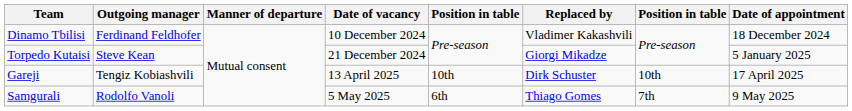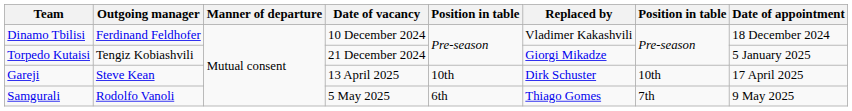(125, 55) Steve Kean -> (145, 55) Tengiz Kobiashvili
(145, 75) Tengiz Kobiashvili -> (125, 75) Steve Kean
